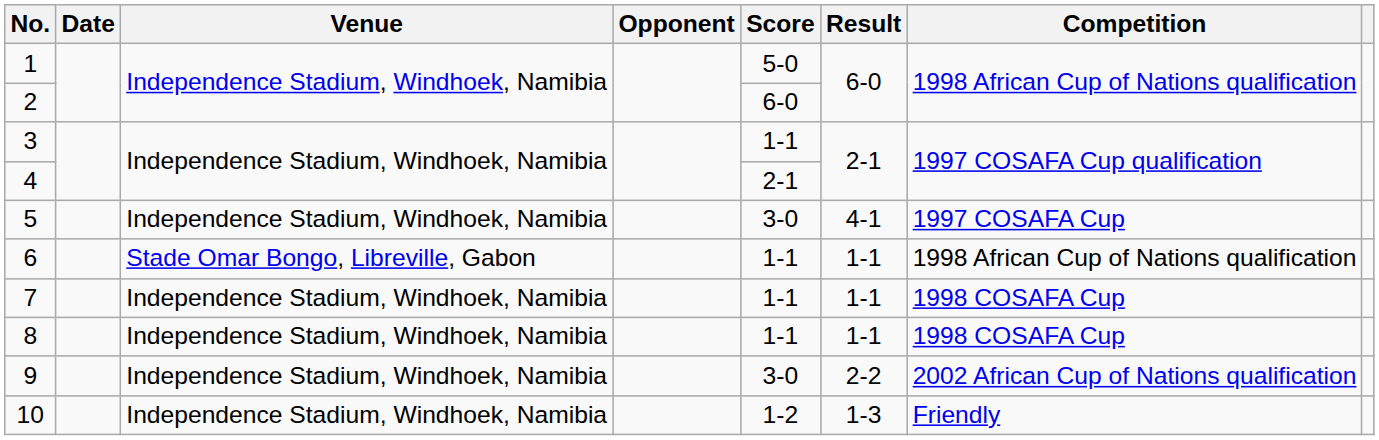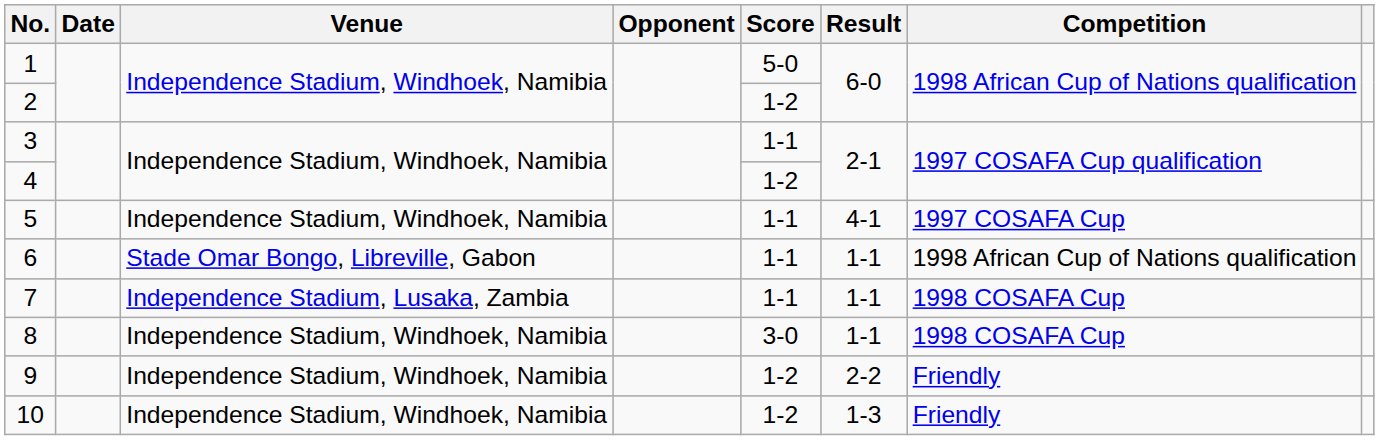(780, 102) 6-0 -> (780, 102) 1-2
(780, 180) 2-1 -> (780, 180) 1-2
(780, 219) 3-0 -> (780, 219) 1-1
(367, 297) Independence Stadium, Windhoek, Namibia -> (348, 297) Independence Stadium, Lusaka, Zambia
(780, 336) 1-1 -> (780, 336) 3-0
(780, 375) 3-0 -> (780, 375) 1-2
(1135, 375) 2002 African Cup of Nations qualification -> (956, 375) Friendly
